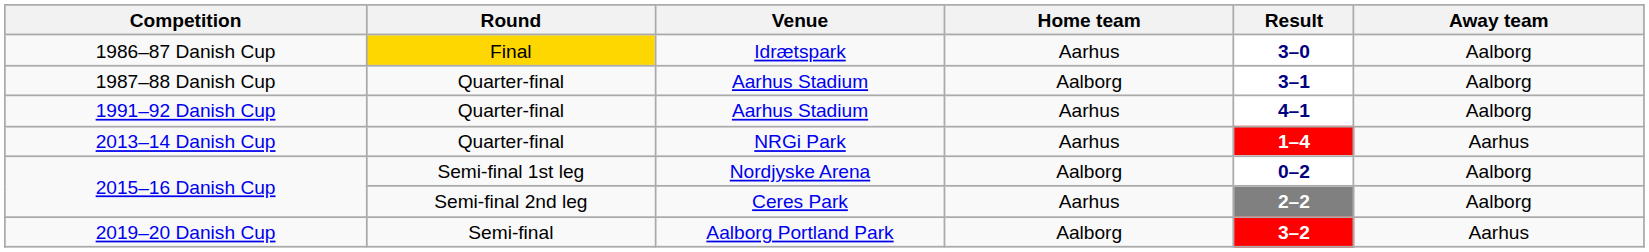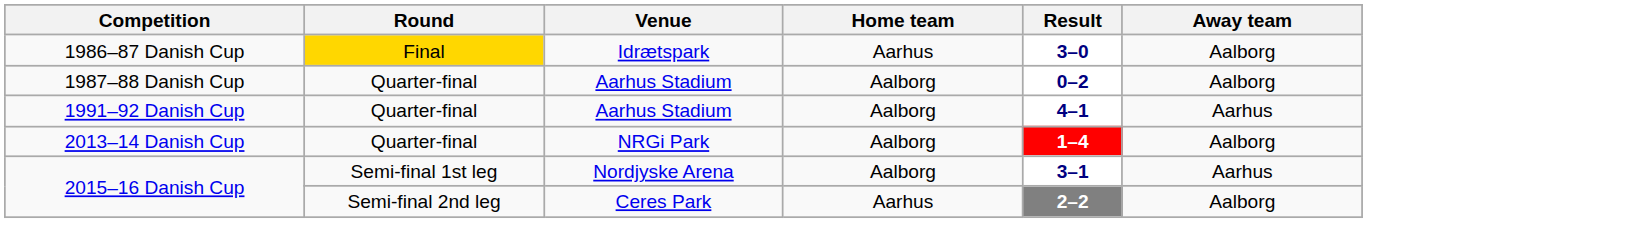(1294, 80) 3–1 -> (1073, 80) 0–2
(1089, 111) Aarhus -> (903, 111) Aalborg
(1499, 111) Aalborg -> (1242, 111) Aarhus
(1089, 141) Aarhus -> (903, 141) Aalborg
(1499, 141) Aarhus -> (1242, 141) Aalborg
(1294, 171) 0–2 -> (1073, 171) 3–1
(1499, 171) Aalborg -> (1242, 171) Aarhus
- row: (186, 232)
